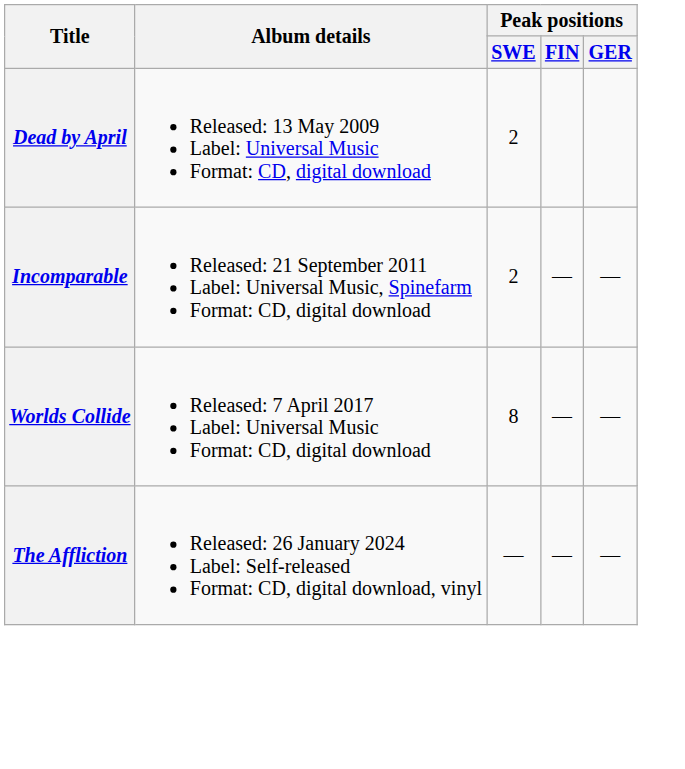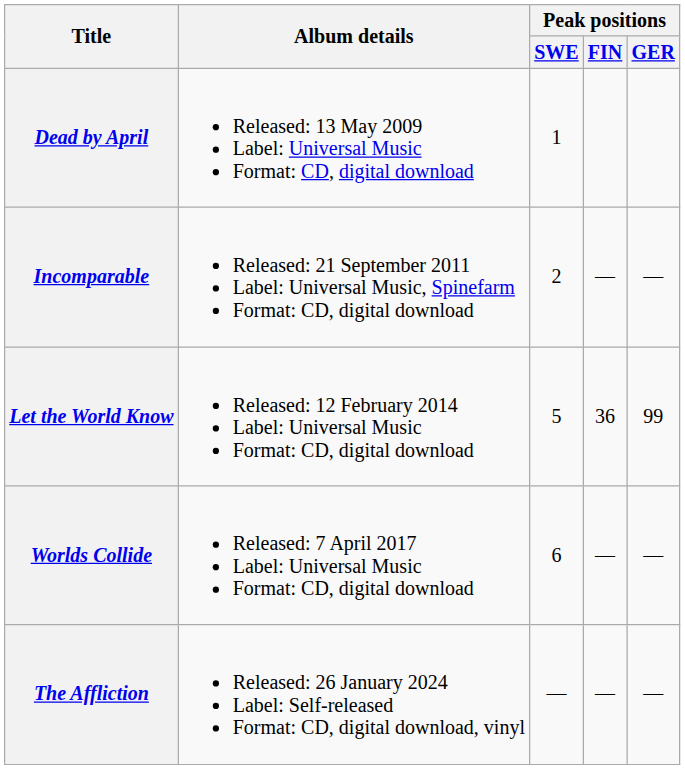(513, 137) 2 -> (556, 137) 1
+ row: (91, 415)
(513, 415) 8 -> (556, 555) 6
